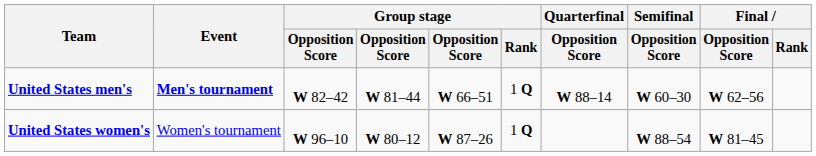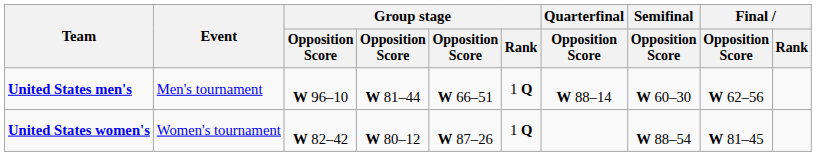(215, 89) bold -> (210, 89) normal
(321, 97) W 82–42 -> (321, 97) W 96–10
(321, 139) W 96–10 -> (321, 139) W 82–42
